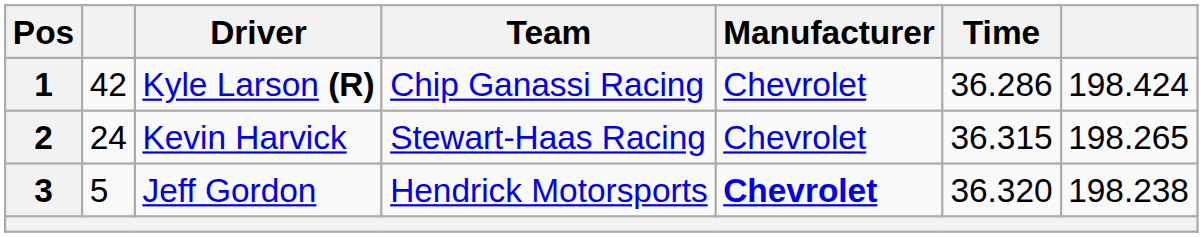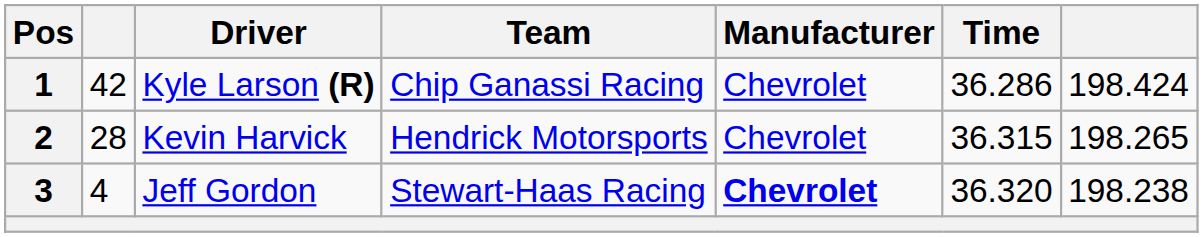(108, 138) 24 -> (108, 138) 28
(548, 138) Stewart-Haas Racing -> (549, 138) Hendrick Motorsports
(99, 191) 5 -> (99, 191) 4
(549, 191) Hendrick Motorsports -> (548, 191) Stewart-Haas Racing
